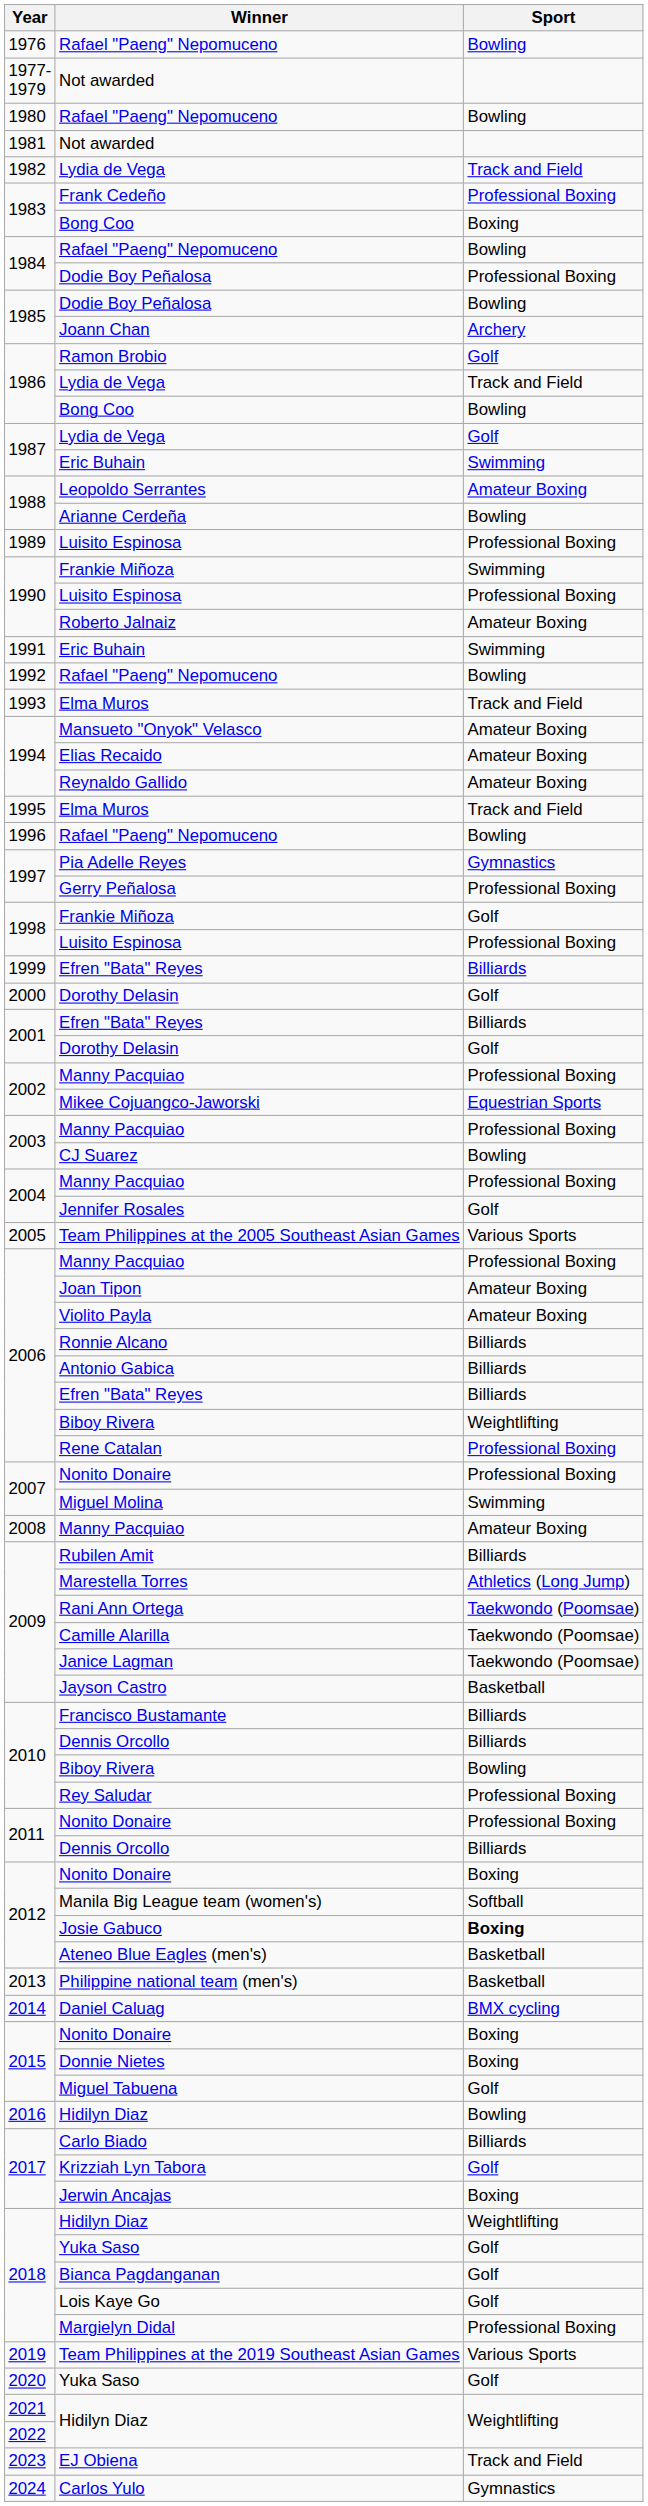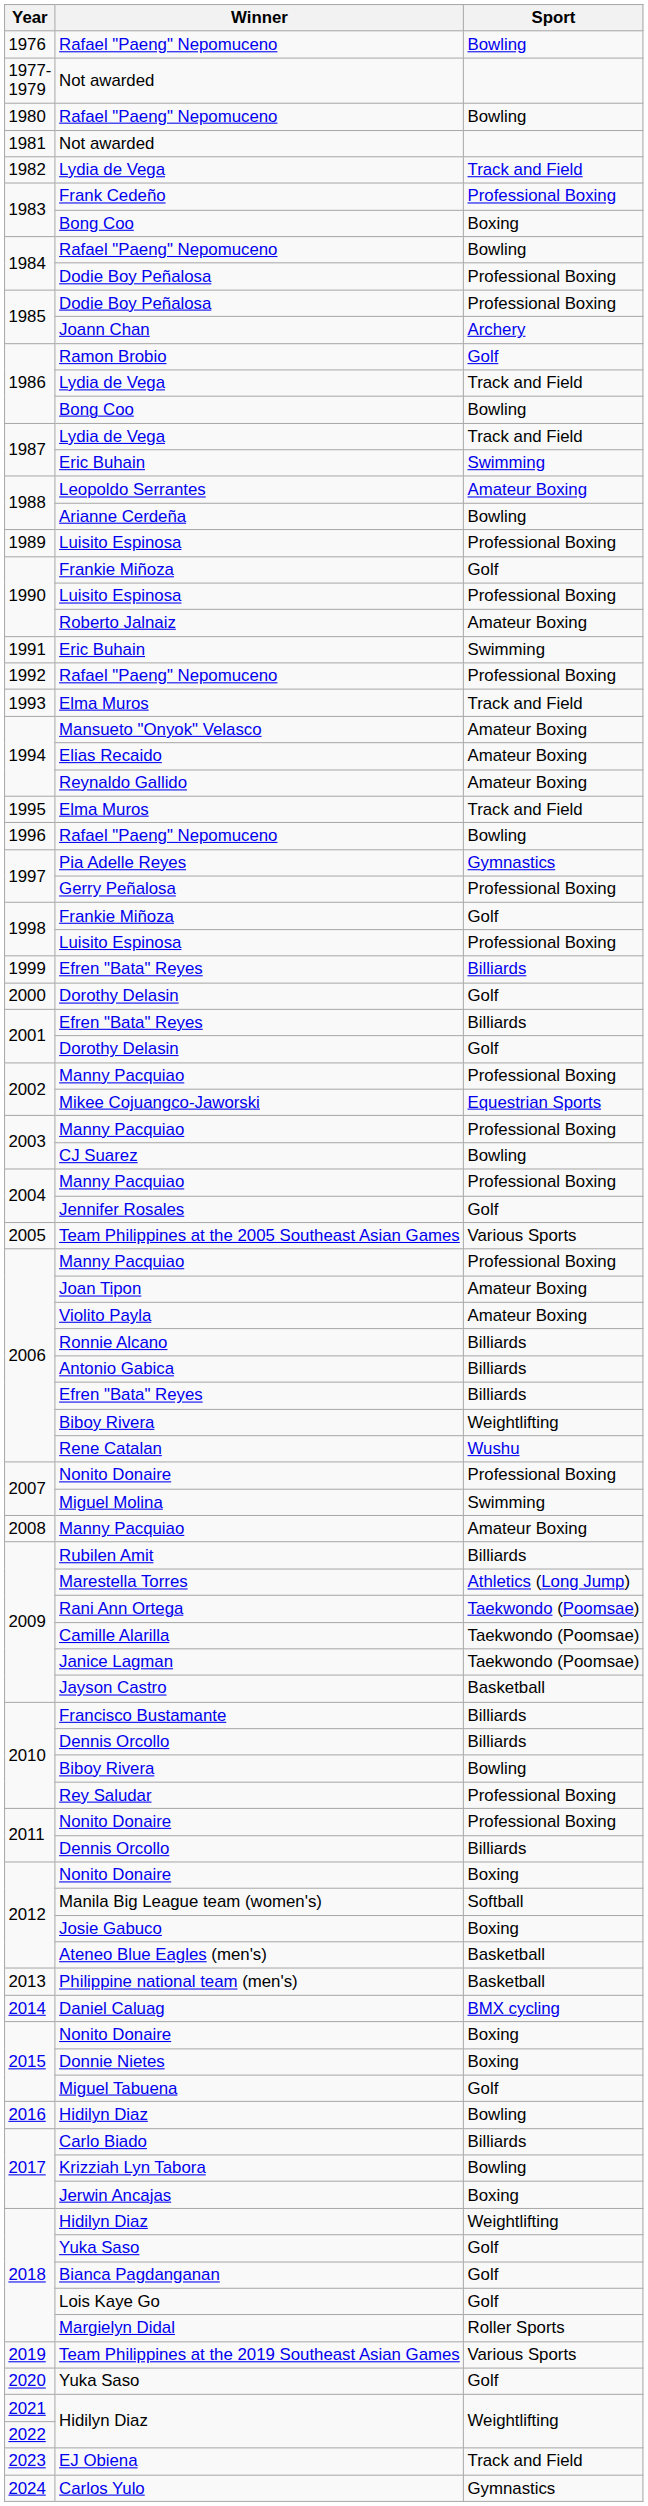(497, 303) Bowling -> (542, 303) Professional Boxing
(483, 436) Golf -> (525, 436) Track and Field
(506, 569) Swimming -> (483, 569) Golf
(497, 676) Bowling -> (542, 676) Professional Boxing
(542, 1448) Professional Boxing -> (494, 1448) Wushu
(496, 1928) bold -> (493, 1928) normal
(483, 2168) Golf -> (497, 2168) Bowling
(542, 2328) Professional Boxing -> (516, 2328) Roller Sports
